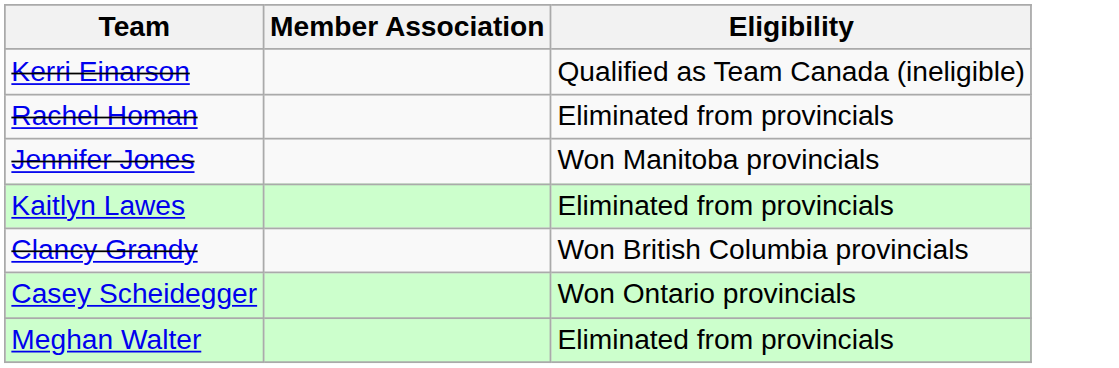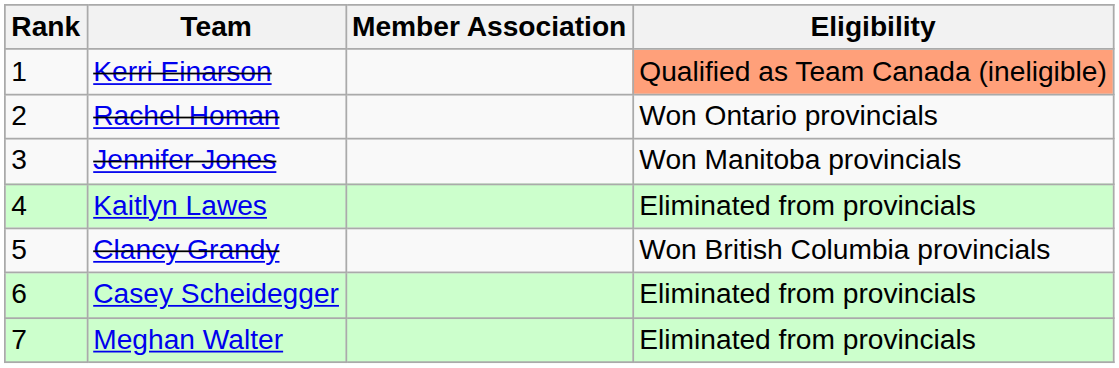+ column: (46, 26)
(791, 71) no background -> (873, 71) lightsalmon background
(726, 116) Eliminated from provincials -> (789, 116) Won Ontario provincials
(707, 294) Won Ontario provincials -> (808, 294) Eliminated from provincials
